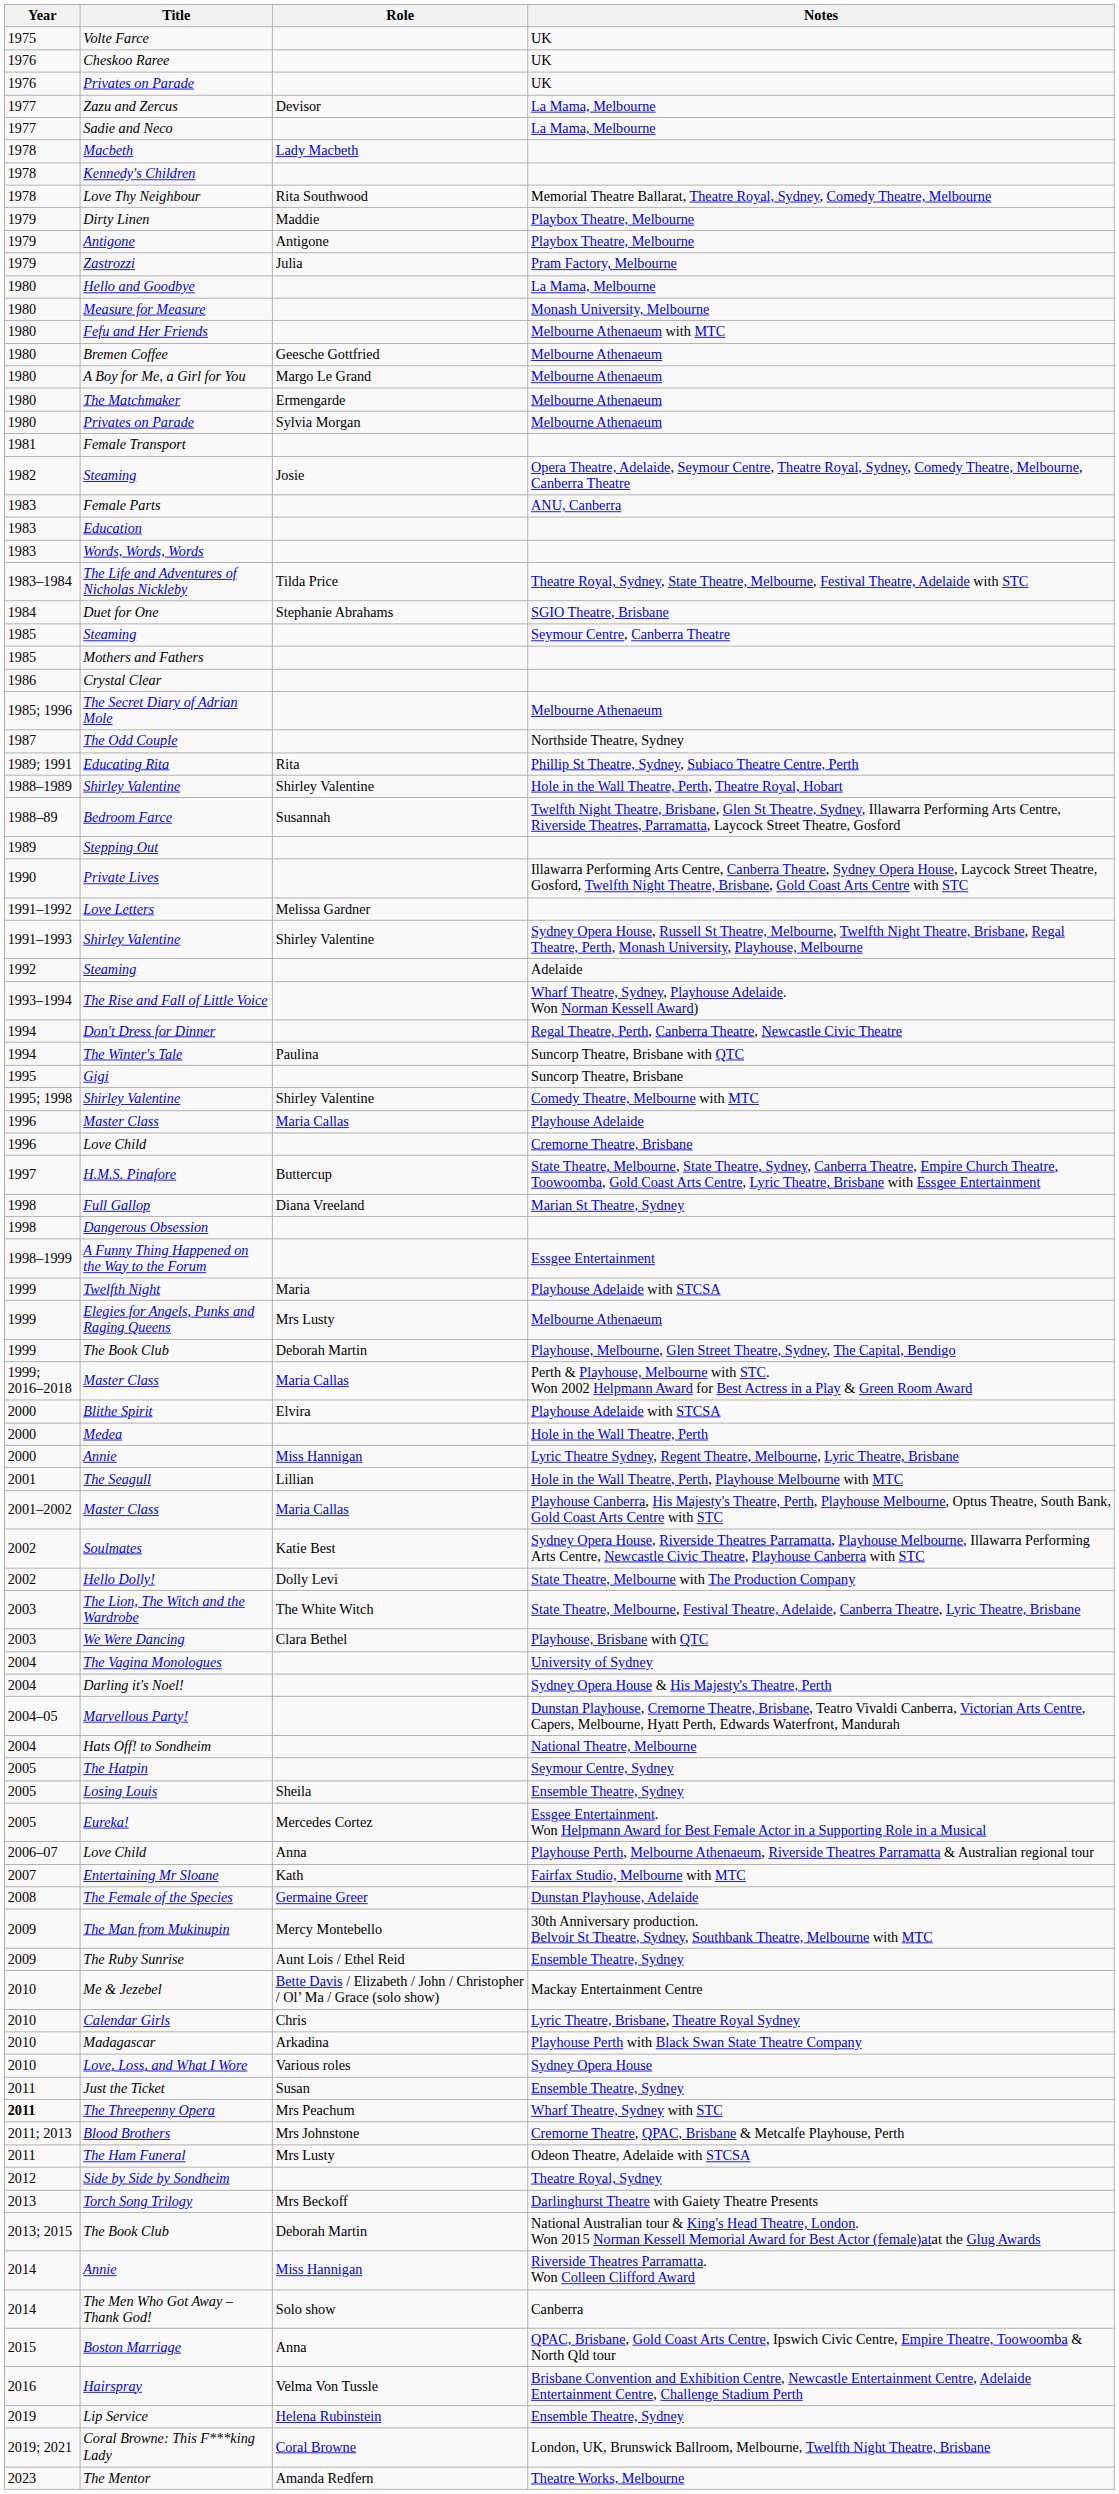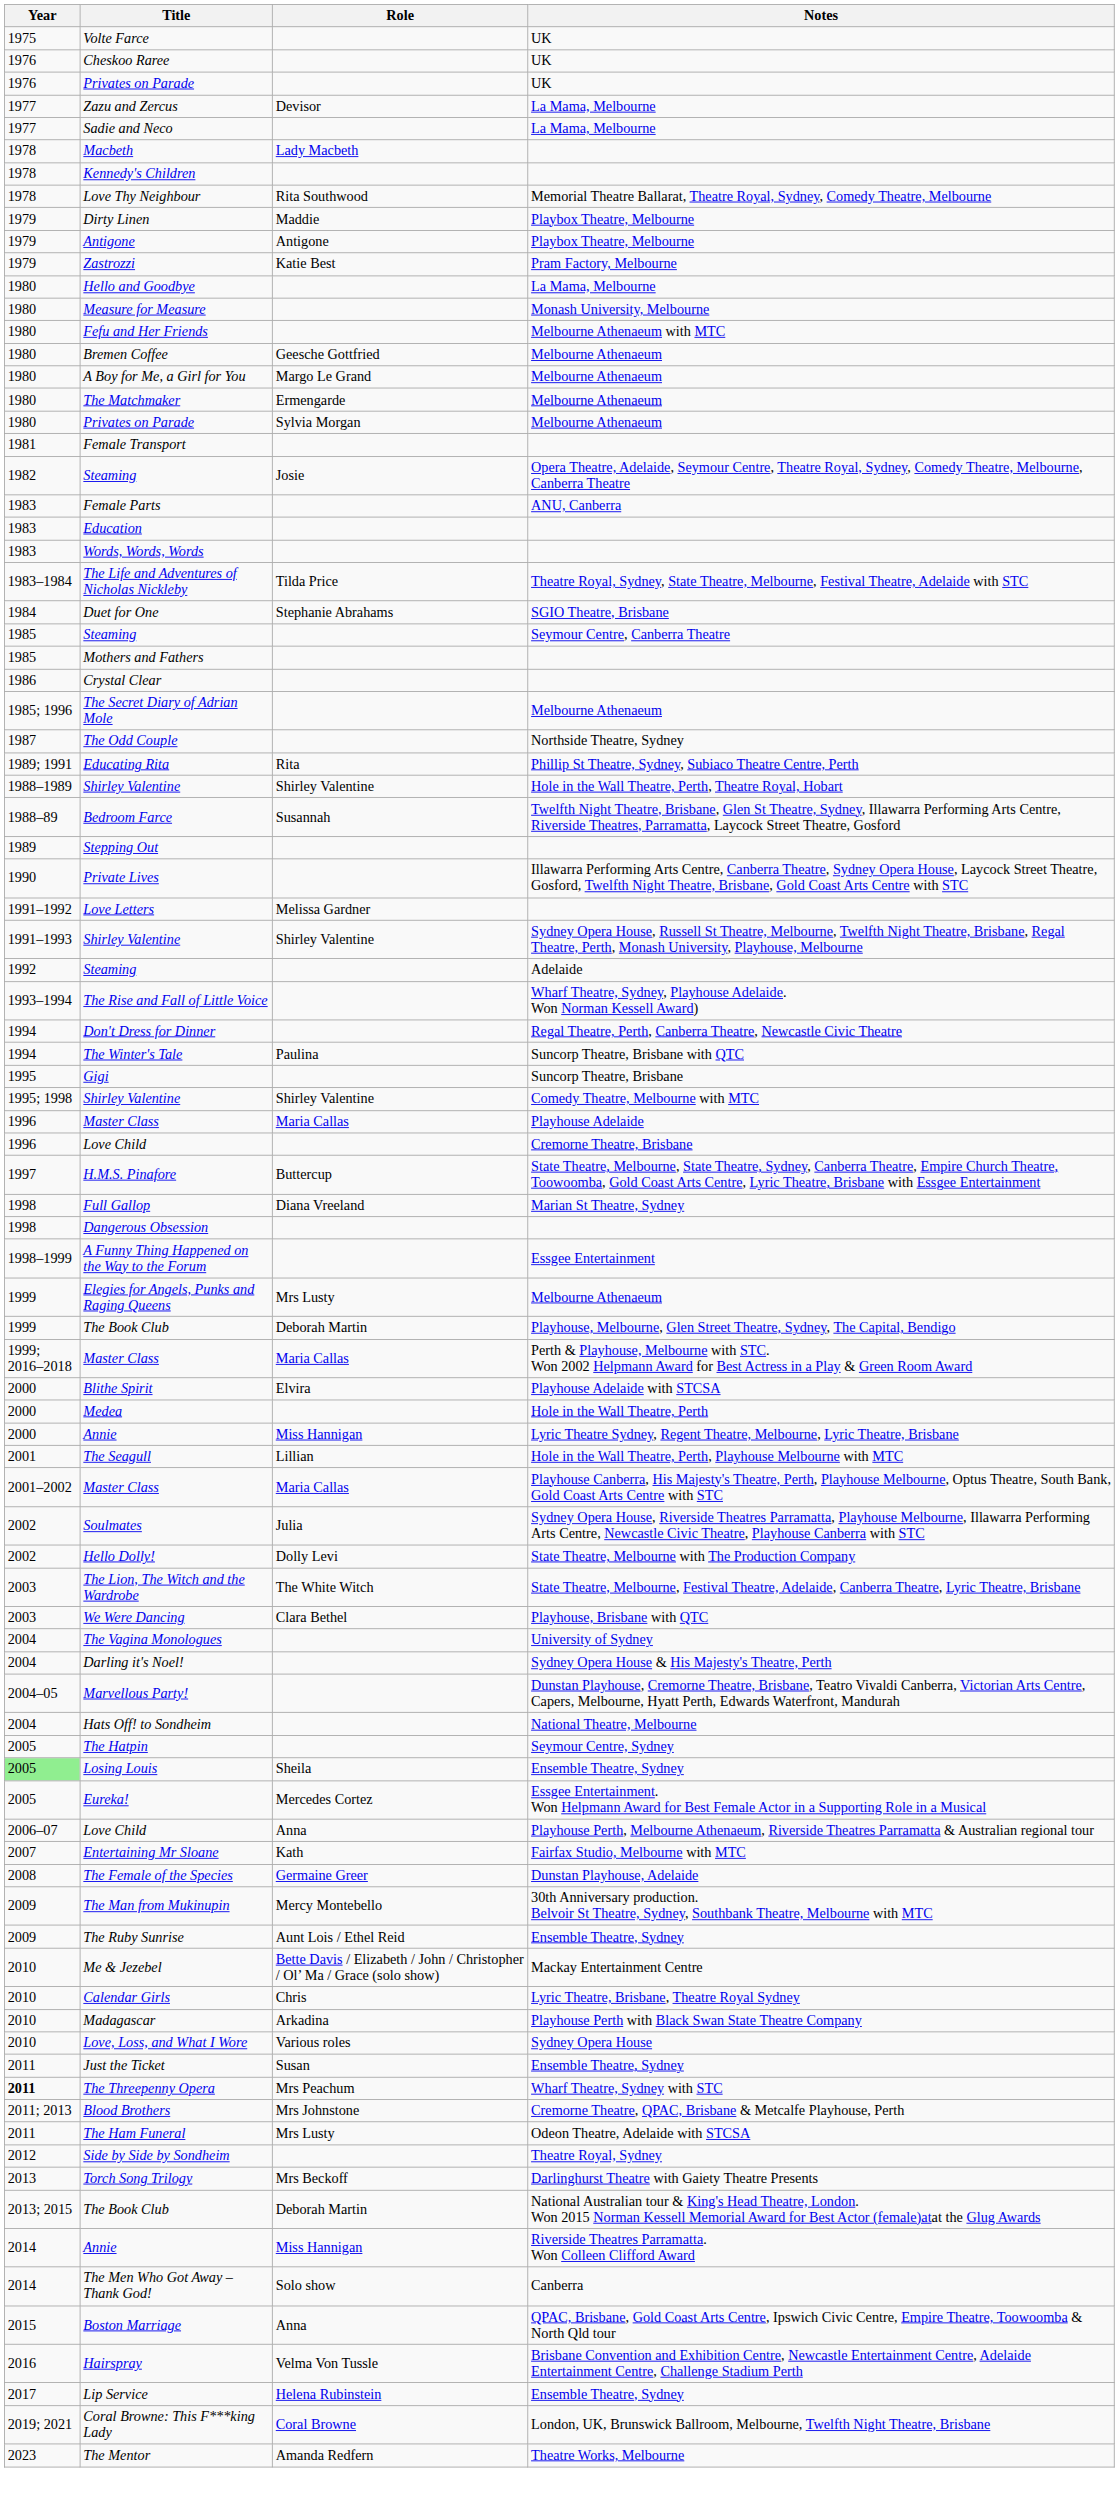(289, 264) Julia -> (306, 264) Katie Best
- row: (122, 1289)
(306, 1548) Katie Best -> (289, 1525) Julia
(22, 1791) no background -> (22, 1769) lightgreen background
(22, 2416) 2019 -> (22, 2394) 2017
